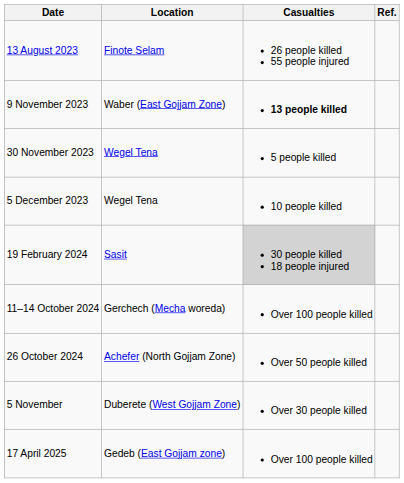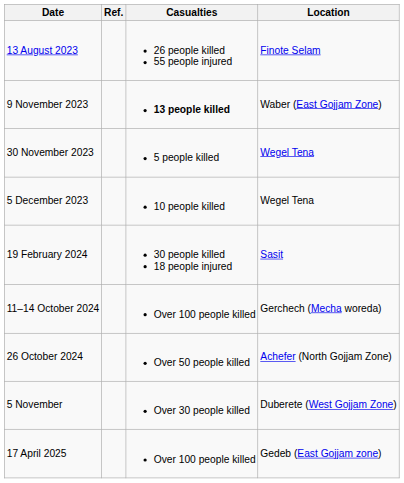columns swapped: (172, 12) <-> (387, 12)
(309, 261) lightgrey background -> (192, 261) no background
